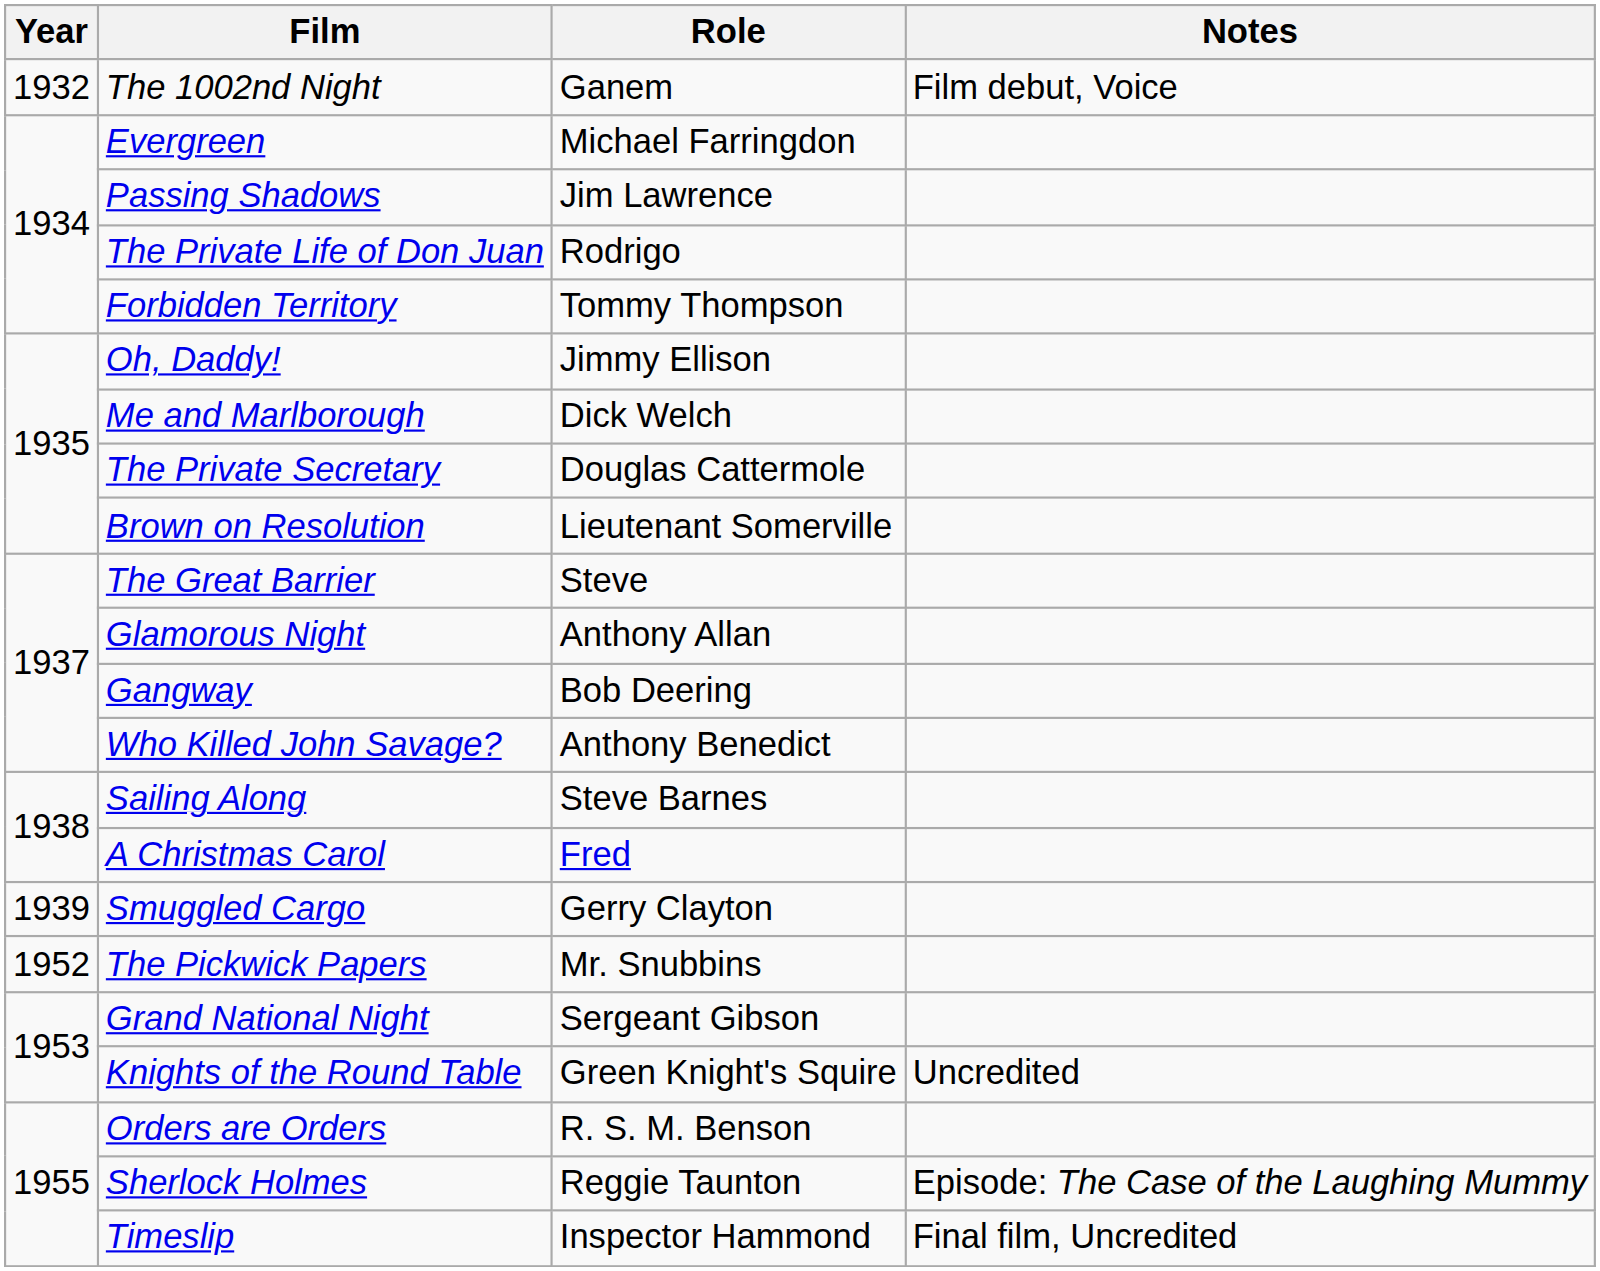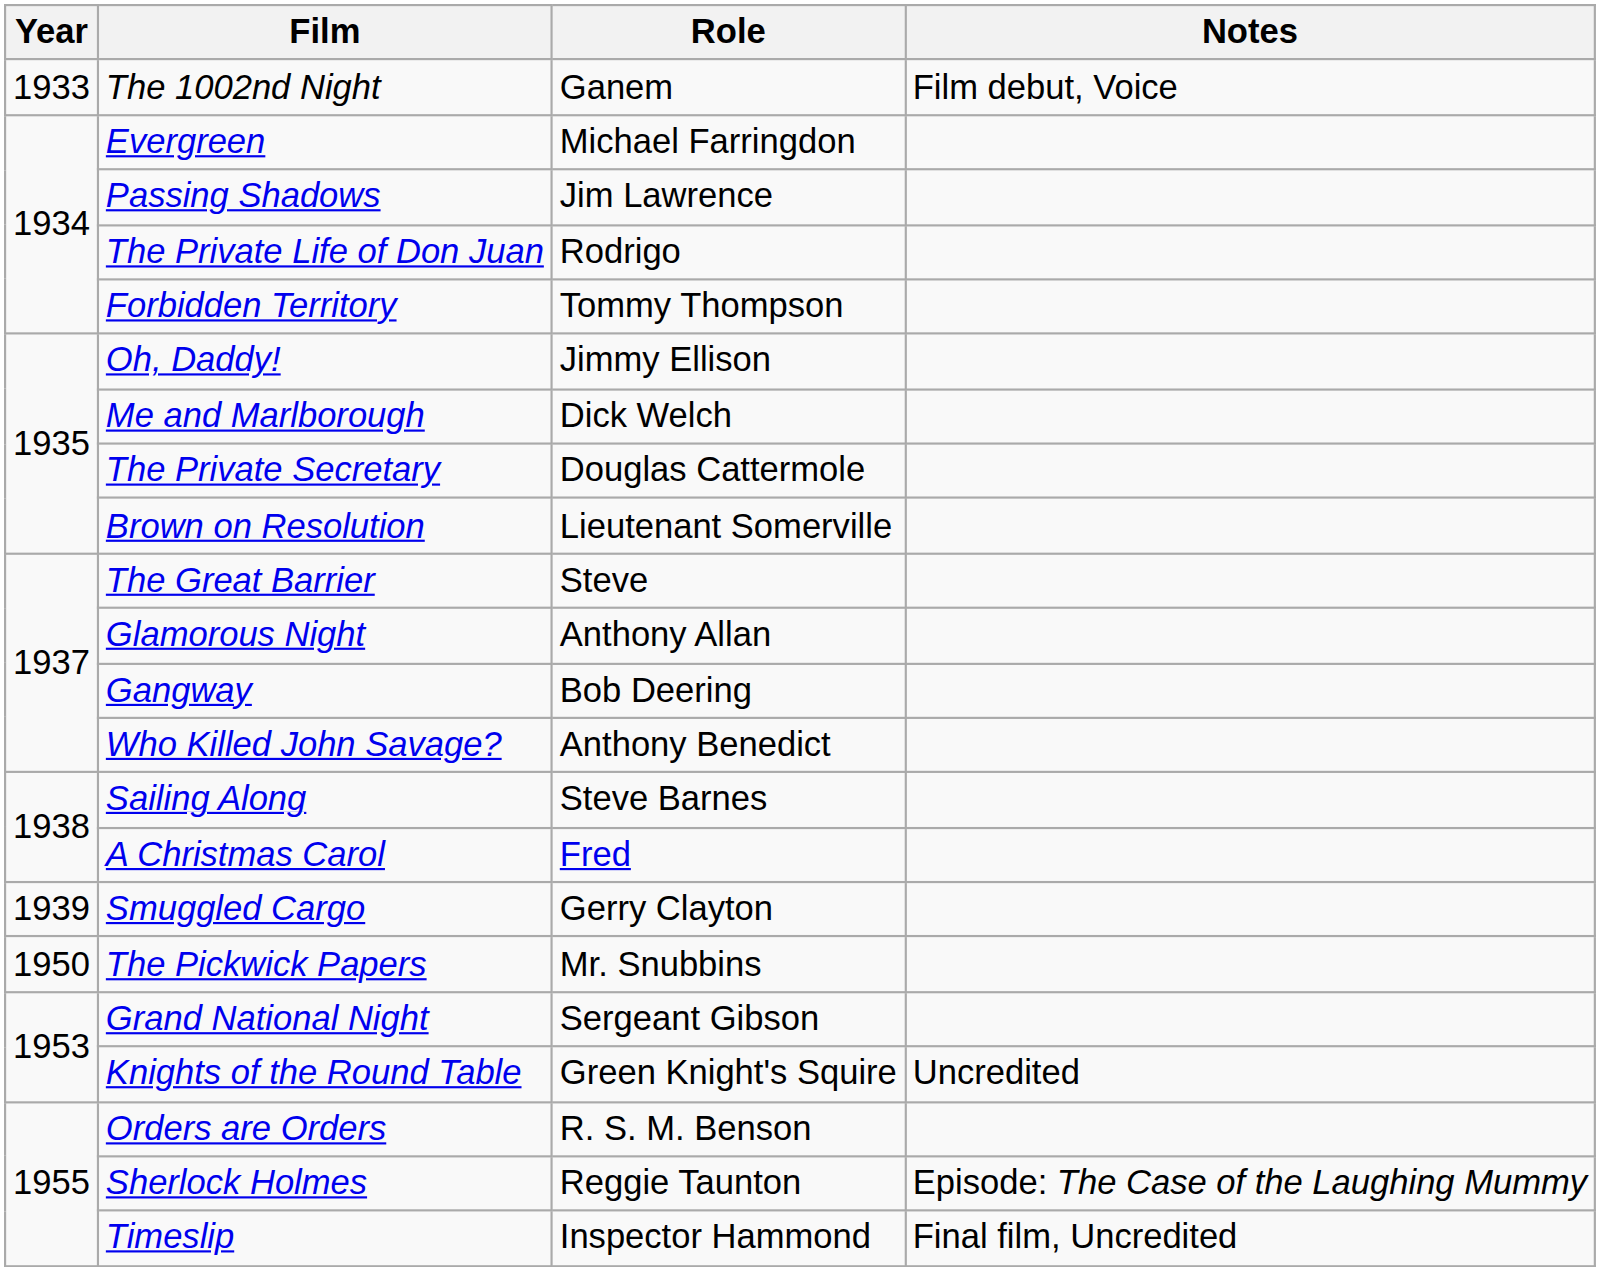(51, 86) 1932 -> (51, 86) 1933
(51, 963) 1952 -> (51, 963) 1950
